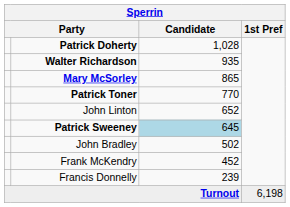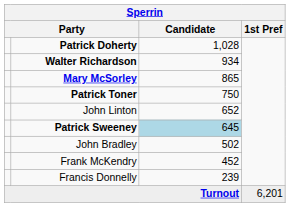(230, 62) 935 -> (230, 62) 934
(230, 95) 770 -> (230, 95) 750
(270, 194) 6,198 -> (270, 194) 6,201
